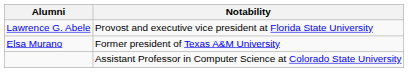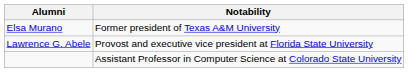rows swapped: (49, 28) <-> (34, 43)
